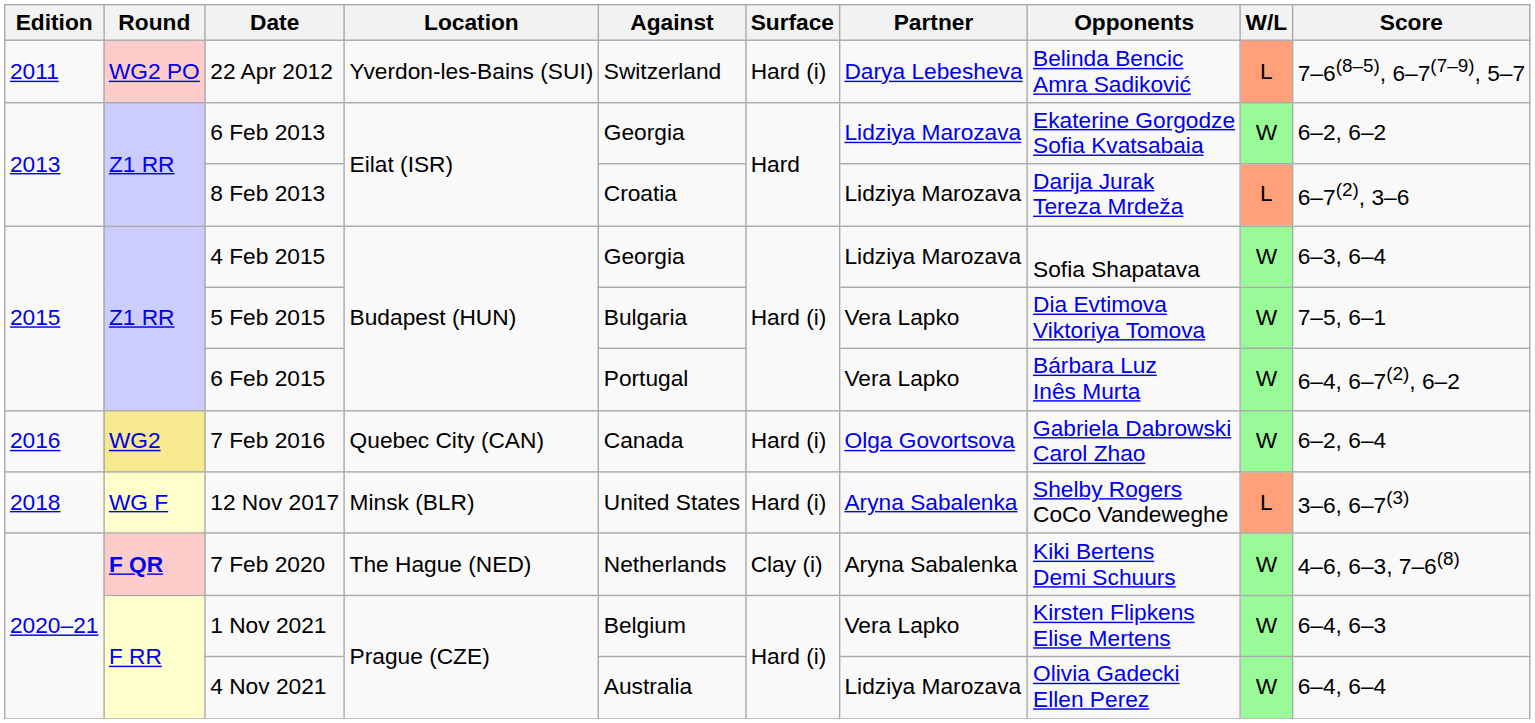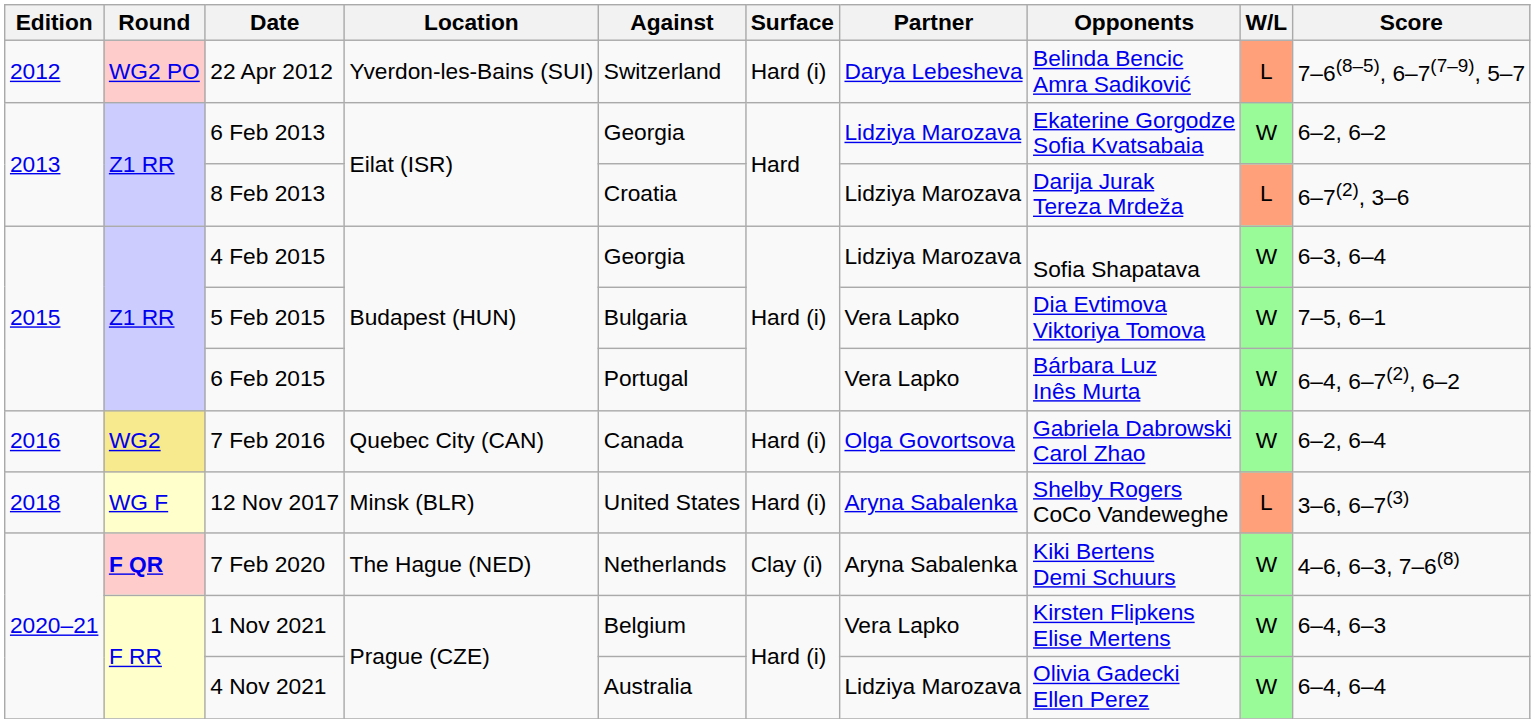(34, 71) 2011 -> (35, 71) 2012
